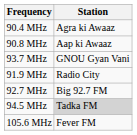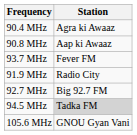(93, 59) GNOU Gyan Vani -> (76, 59) Fever FM
(76, 122) Fever FM -> (93, 122) GNOU Gyan Vani
